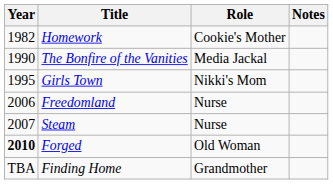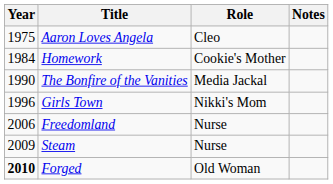+ row: (97, 37)
(21, 37) 1982 -> (21, 59) 1984
(21, 80) 1995 -> (21, 102) 1996
(21, 124) 2007 -> (21, 146) 2009
- row: (81, 168)
